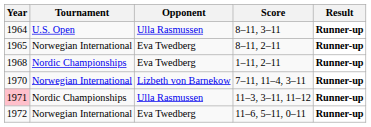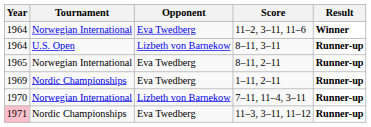+ row: (271, 30)
(170, 30) Ulla Rasmussen -> (184, 47) Lizbeth von Barnekow
(17, 63) 1968 -> (17, 80) 1969
(170, 97) Ulla Rasmussen -> (166, 114) Eva Twedberg
- row: (271, 114)
